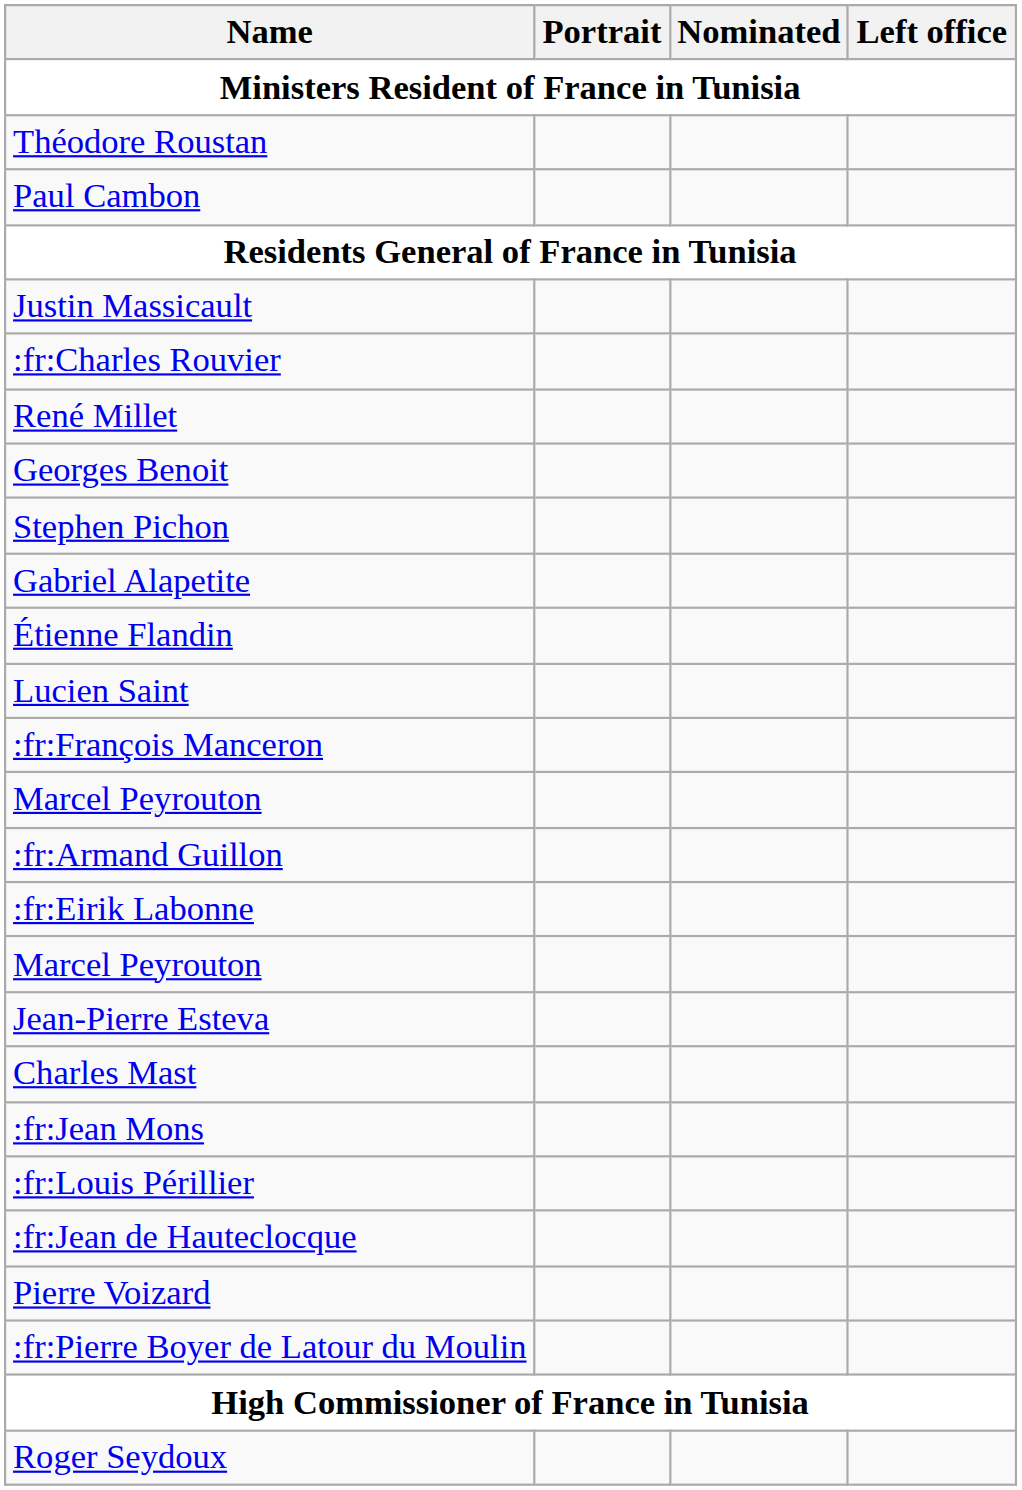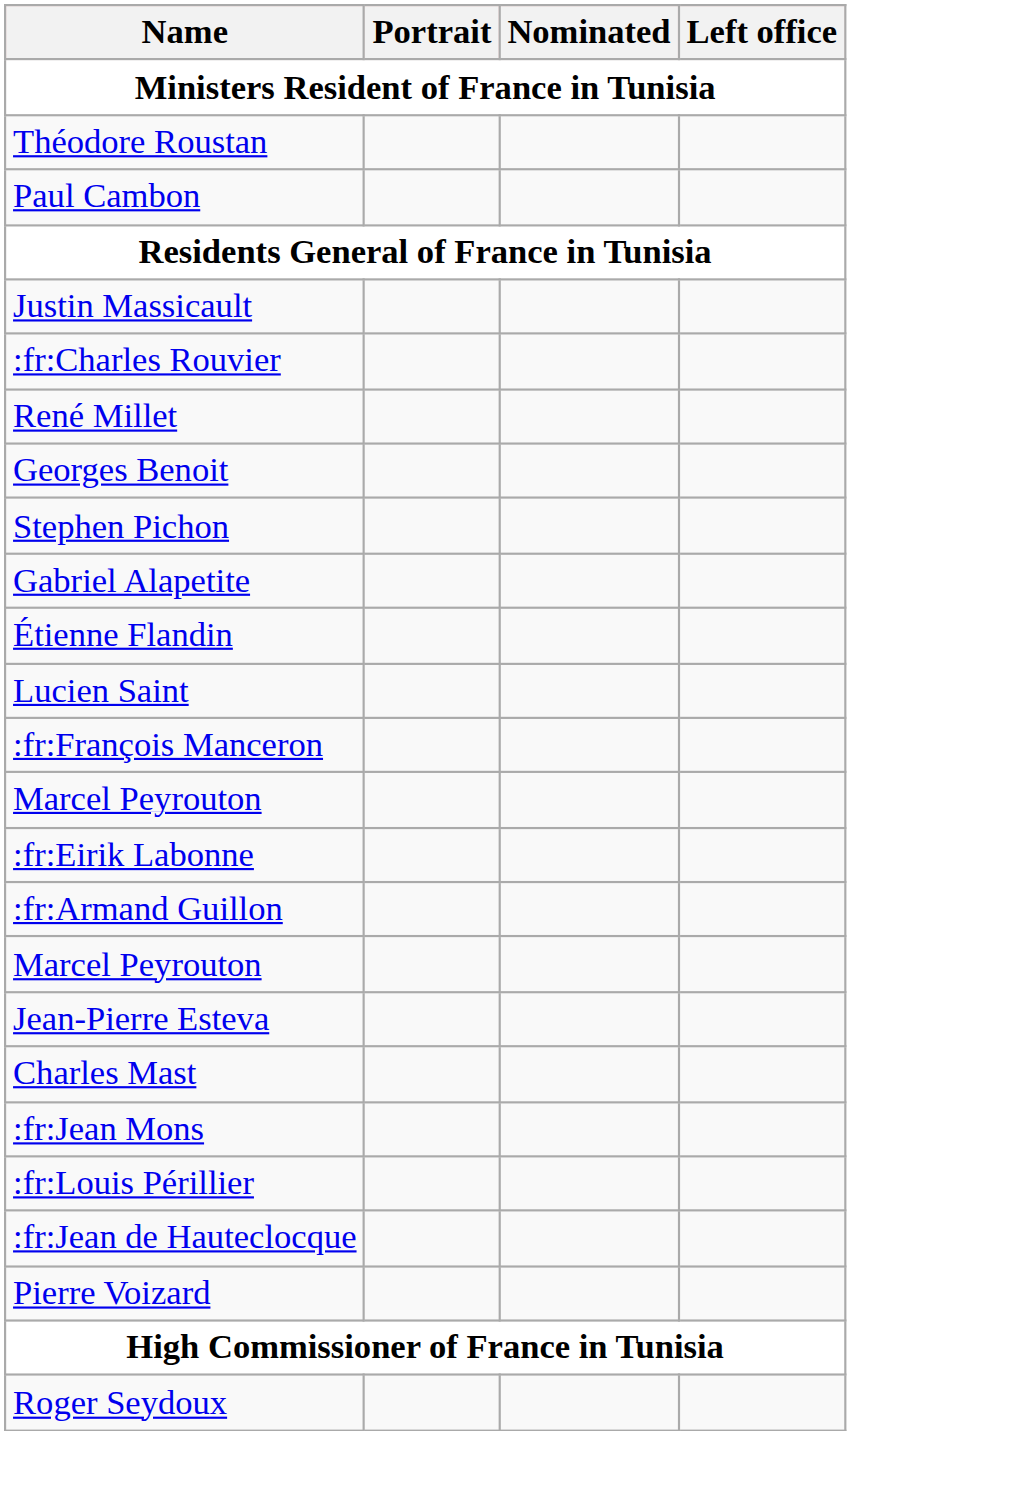rows swapped: (148, 854) <-> (133, 908)
- row: (270, 1347)
